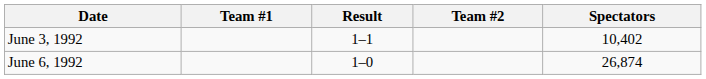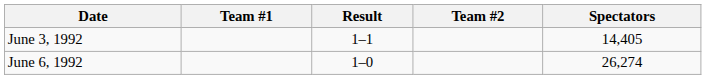(622, 39) 10,402 -> (622, 39) 14,405
(622, 62) 26,874 -> (622, 62) 26,274
